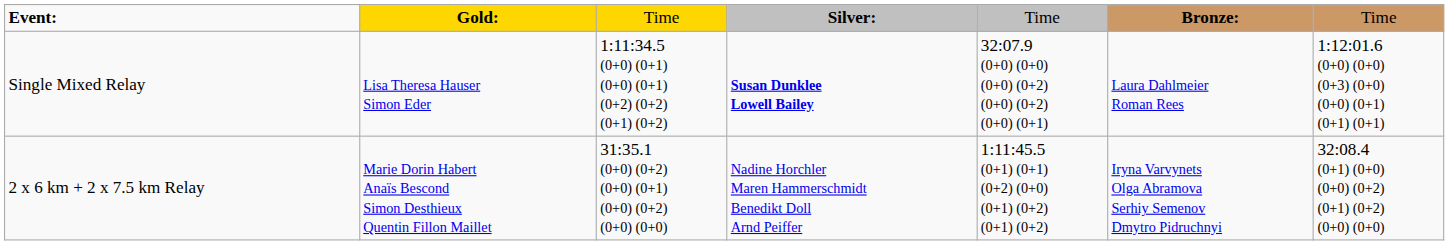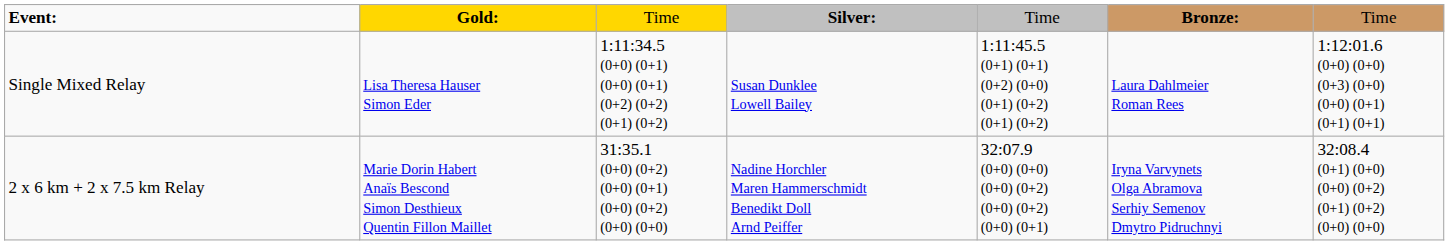(776, 93) bold -> (774, 94) normal
(1014, 83) 32:07.9 (0+0) (0+0) (0+0) (0+2) (0+0) (0+2) (0+0) (0+1) -> (1014, 83) 1:11:45.5 (0+1) (0+1) (0+2) (0+0) (0+1) (0+2) (0+1) (0+2)
(1014, 187) 1:11:45.5 (0+1) (0+1) (0+2) (0+0) (0+1) (0+2) (0+1) (0+2) -> (1014, 187) 32:07.9 (0+0) (0+0) (0+0) (0+2) (0+0) (0+2) (0+0) (0+1)
